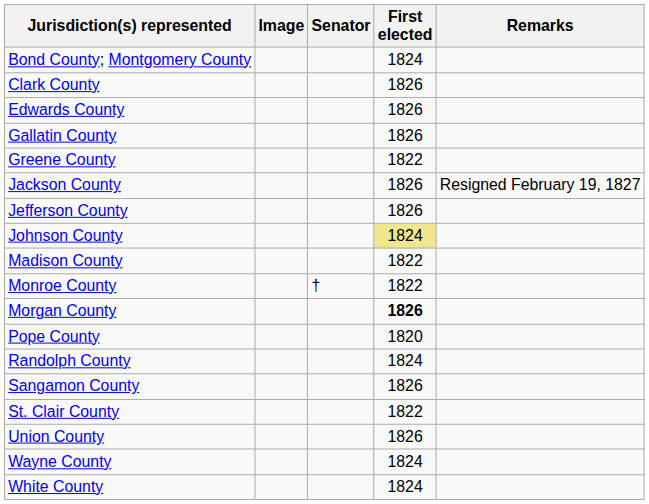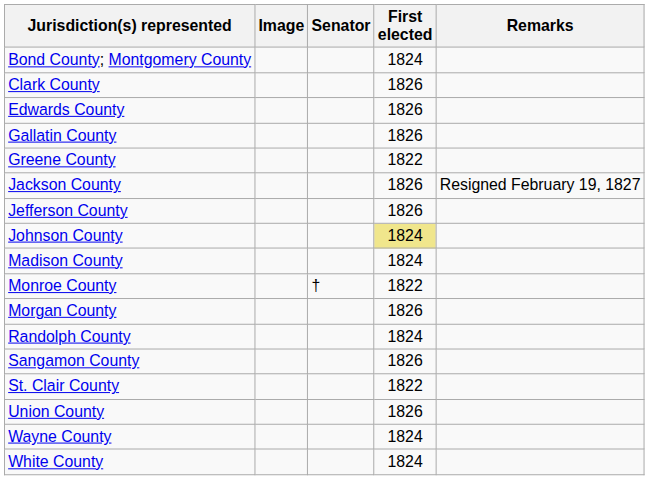(405, 260) 1822 -> (405, 260) 1824
(405, 311) bold -> (405, 311) normal
- row: (54, 336)
